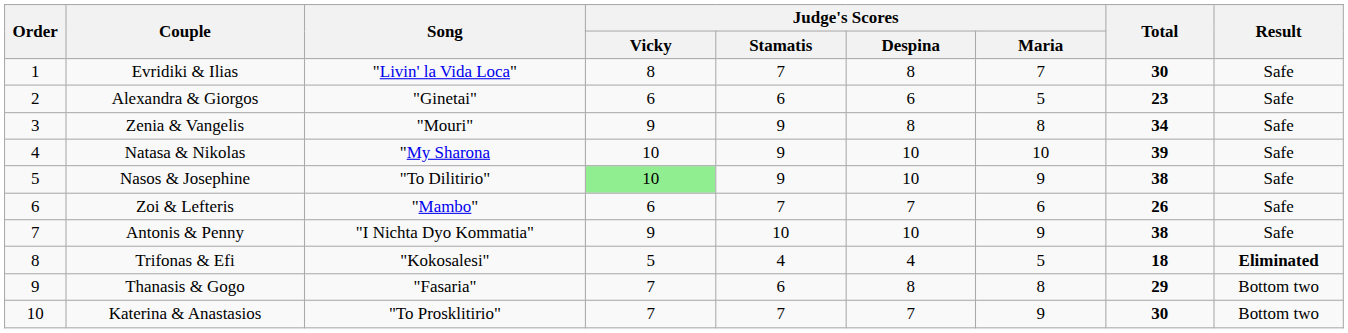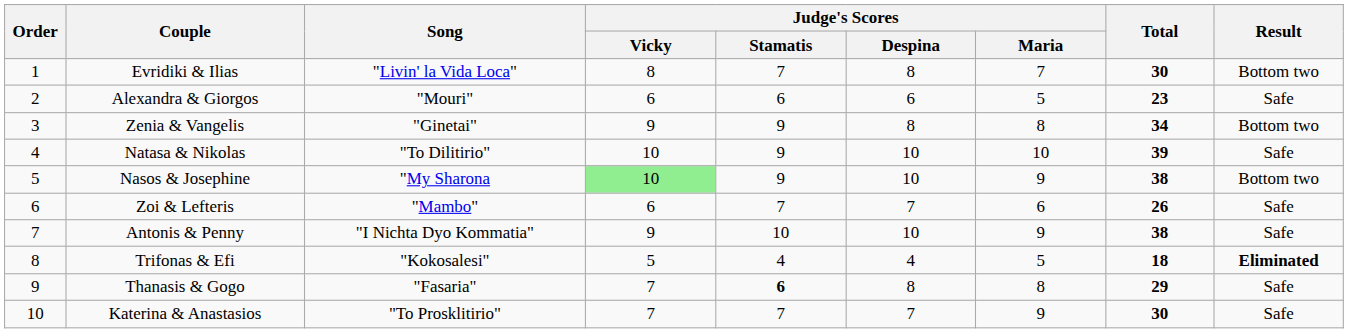(1279, 71) Safe -> (1279, 71) Bottom two
(445, 98) "Ginetai" -> (445, 98) "Mouri"
(445, 125) "Mouri" -> (445, 125) "Ginetai"
(1279, 125) Safe -> (1279, 125) Bottom two
(445, 152) "My Sharona -> (445, 152) "To Dilitirio"
(445, 179) "To Dilitirio" -> (445, 179) "My Sharona
(1279, 179) Safe -> (1279, 179) Bottom two
(781, 286) normal -> (781, 286) bold
(1279, 286) Bottom two -> (1279, 286) Safe
(1279, 313) Bottom two -> (1279, 313) Safe
